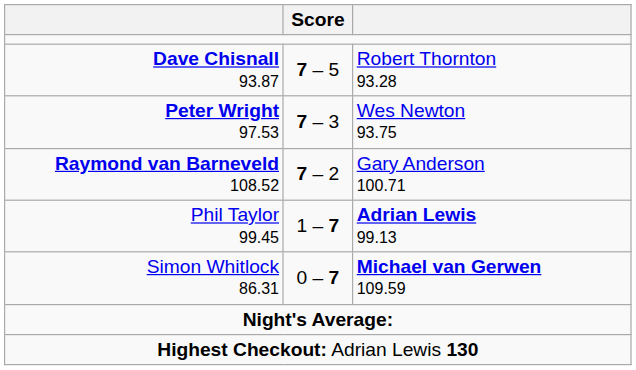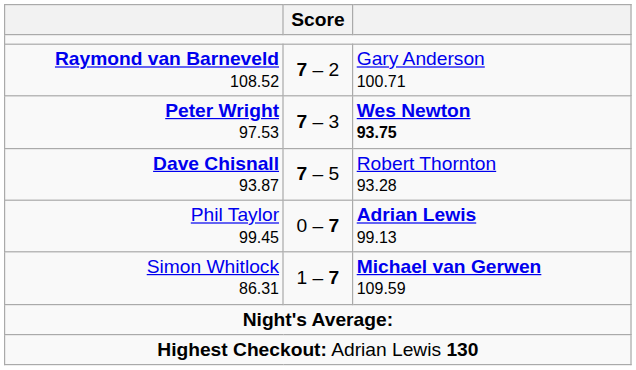rows swapped: (216, 69) <-> (167, 173)
(411, 121) normal -> (414, 121) bold
(318, 225) 1 – 7 -> (318, 225) 0 – 7
(318, 278) 0 – 7 -> (318, 278) 1 – 7
